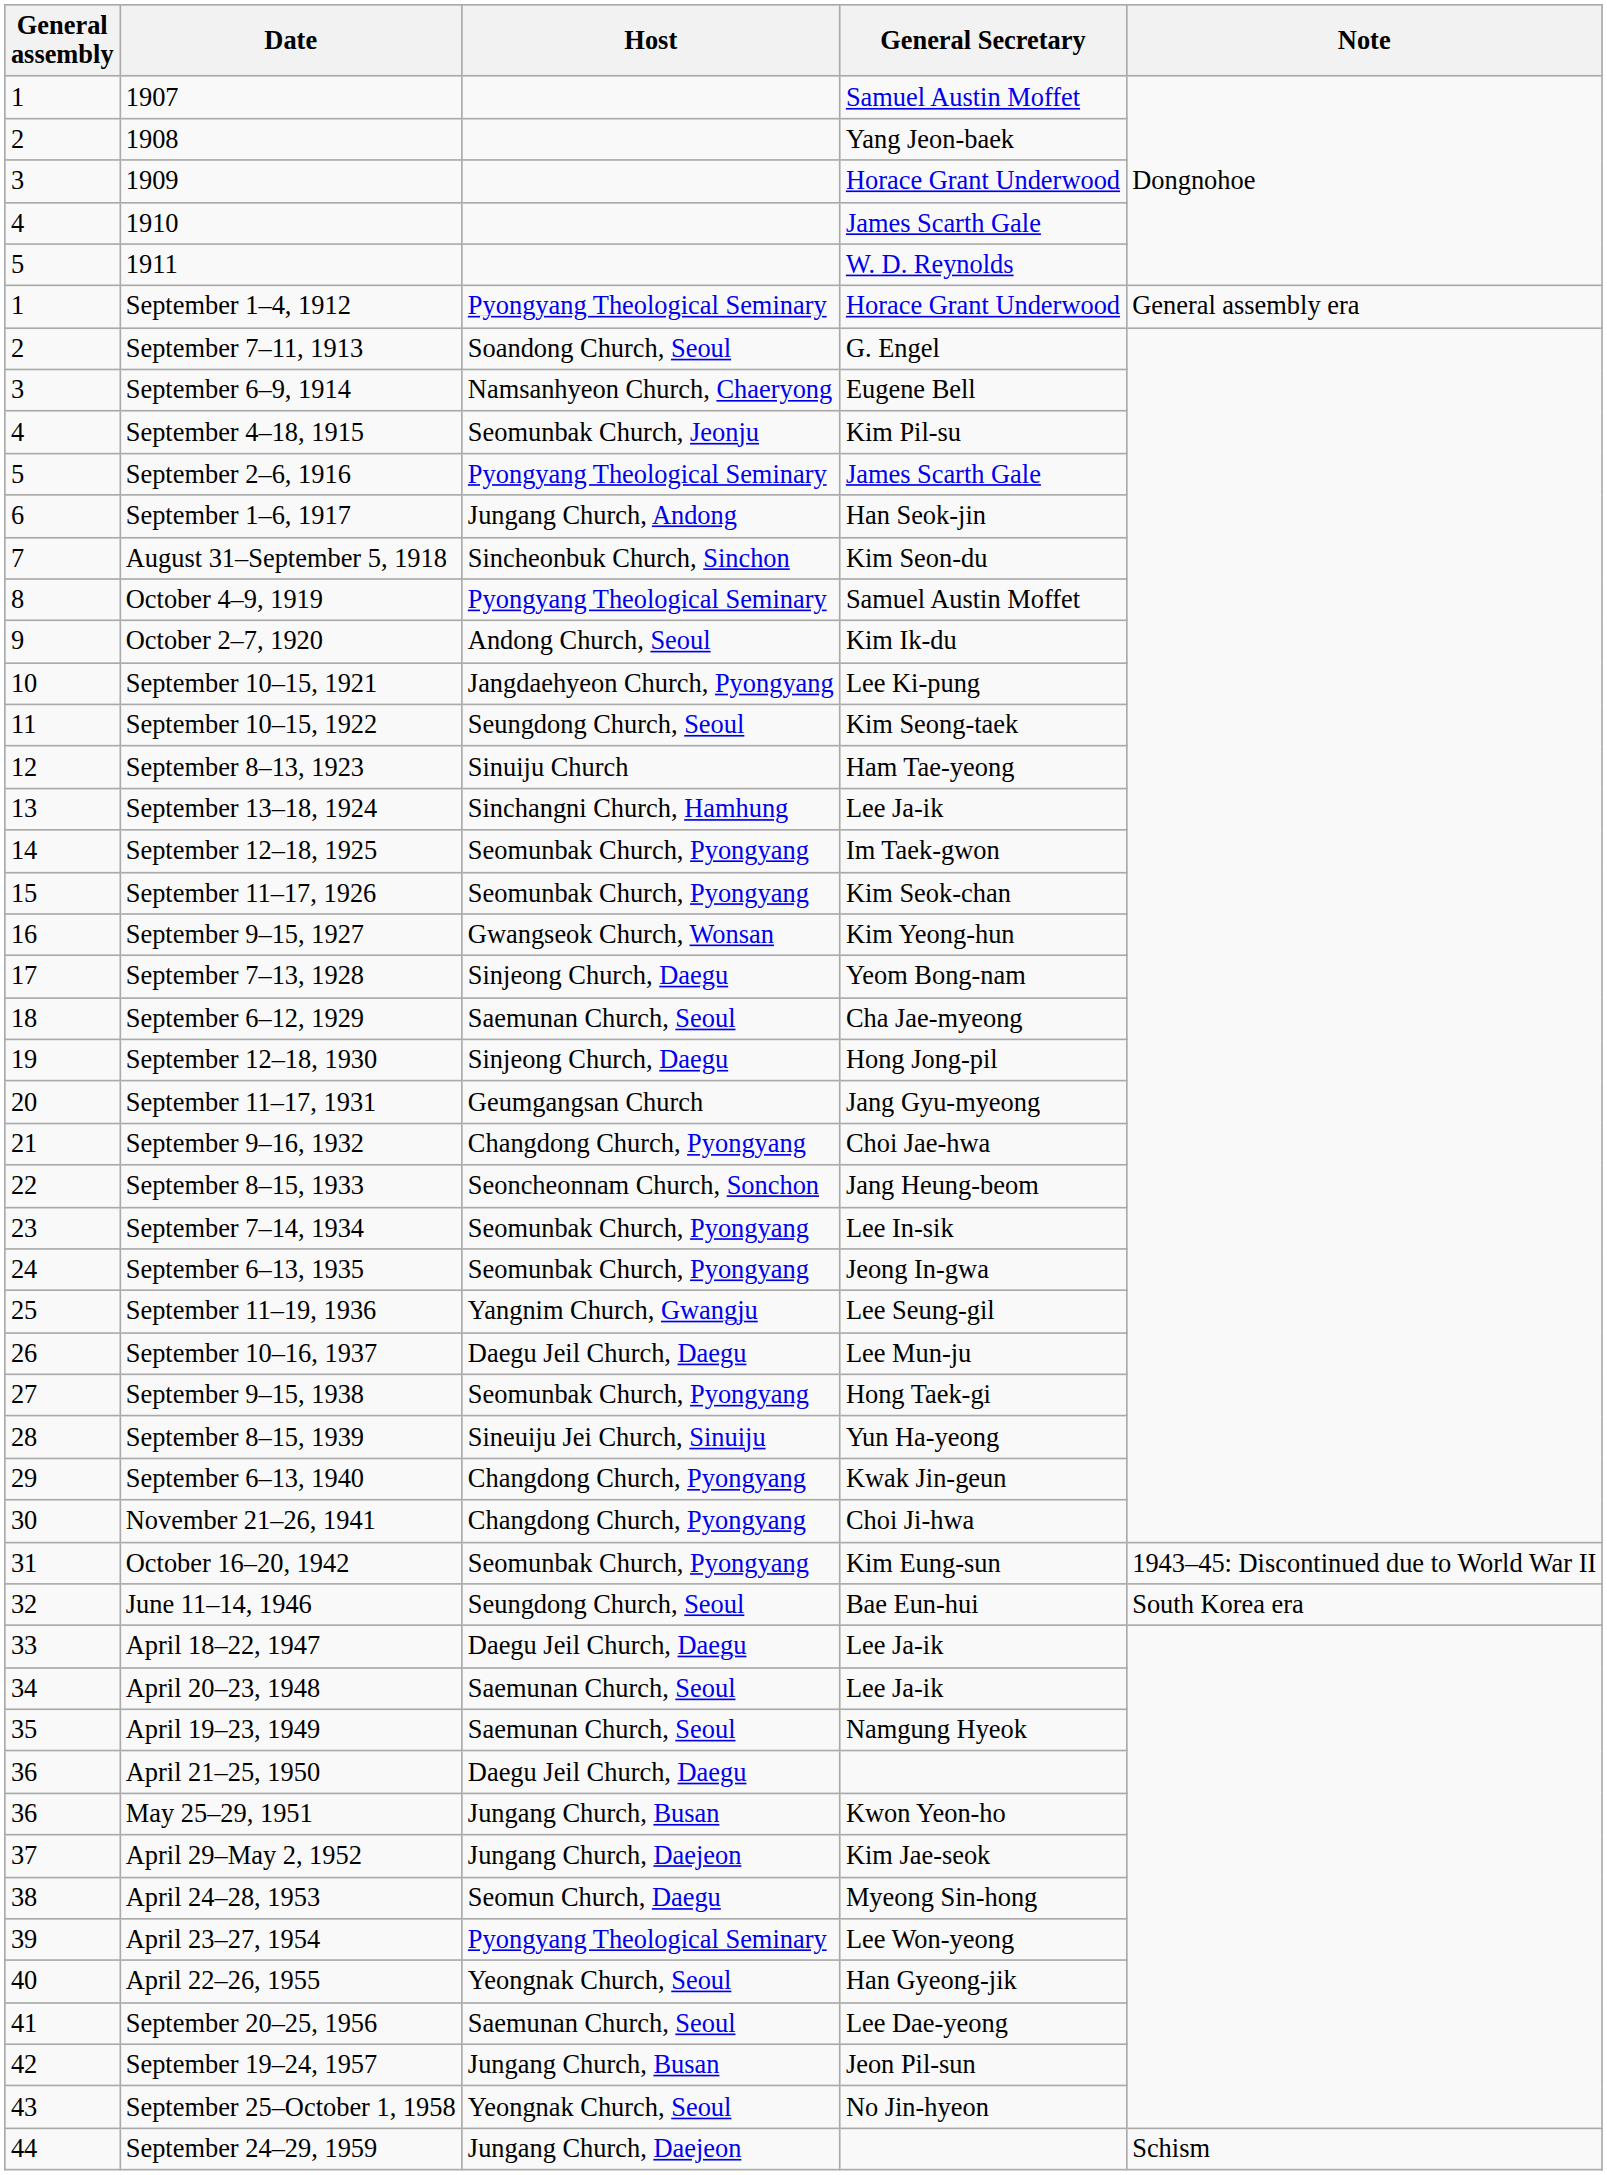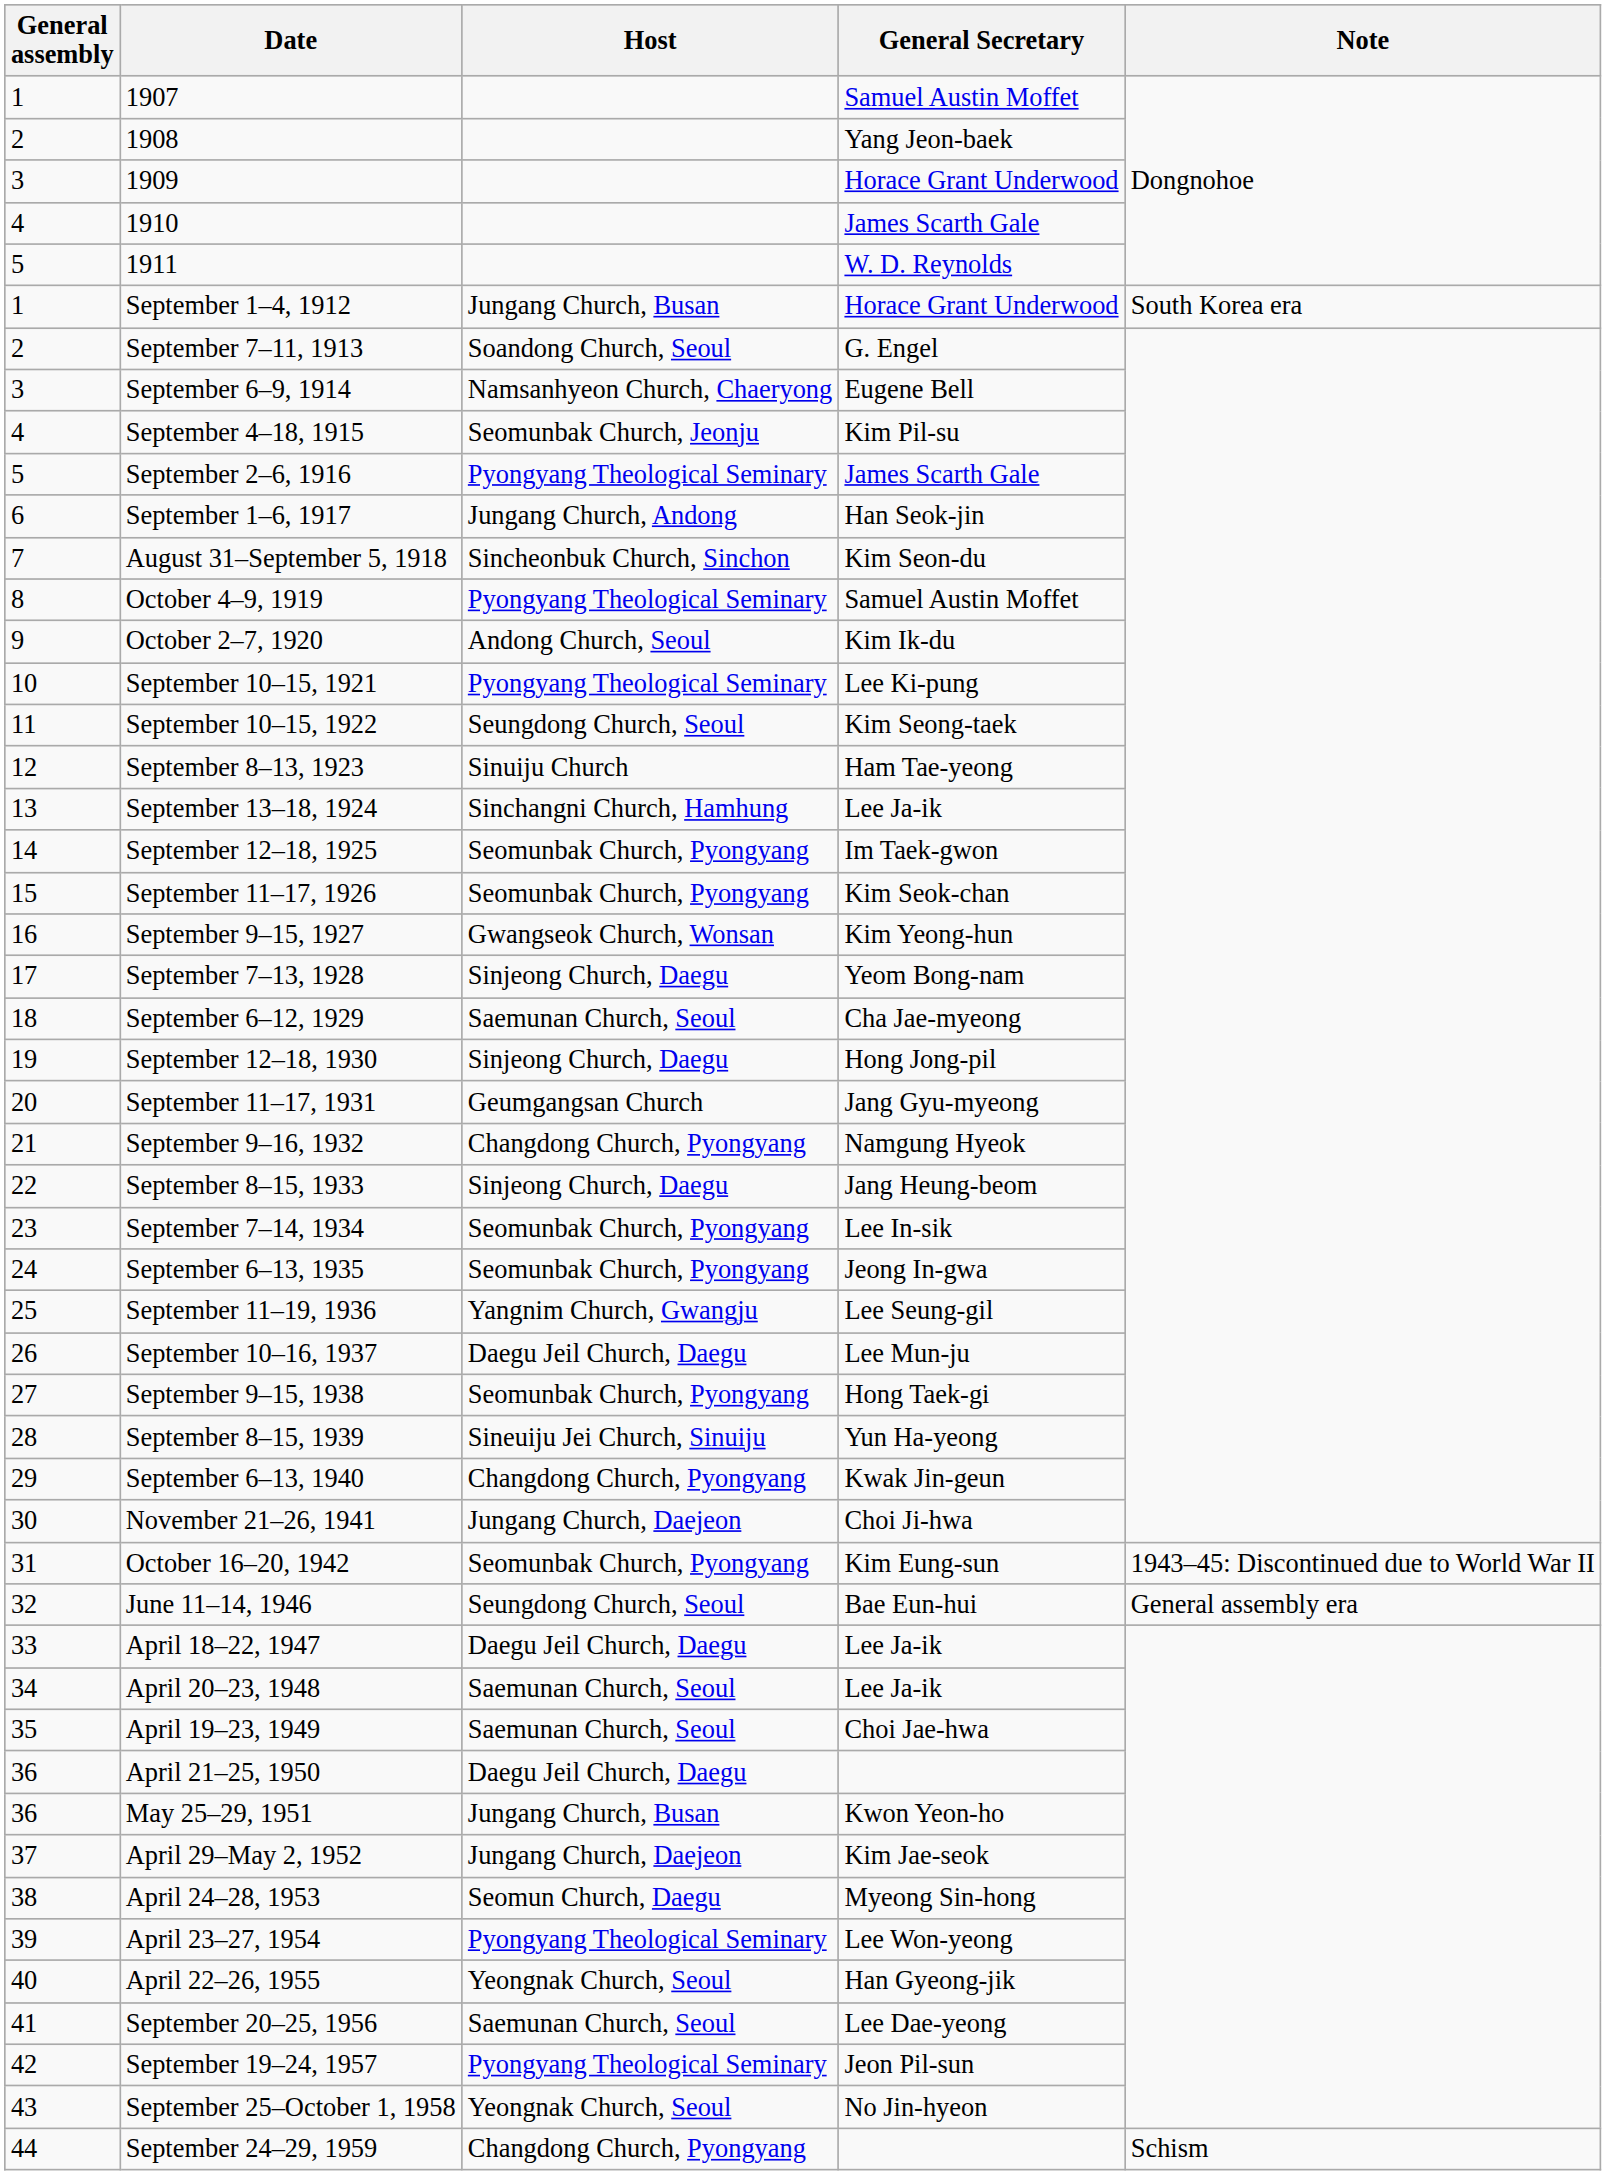(647, 306) Pyongyang Theological Seminary -> (594, 306) Jungang Church, Busan
(1246, 306) General assembly era -> (1217, 306) South Korea era
(651, 683) Jangdaehyeon Church, Pyongyang -> (647, 683) Pyongyang Theological Seminary
(918, 1143) Choi Jae-hwa -> (935, 1143) Namgung Hyeok
(643, 1185) Seoncheonnam Church, Sonchon -> (598, 1185) Sinjeong Church, Daegu
(637, 1520) Changdong Church, Pyongyang -> (605, 1520) Jungang Church, Daejeon
(1218, 1604) South Korea era -> (1244, 1604) General assembly era
(936, 1729) Namgung Hyeok -> (917, 1729) Choi Jae-hwa
(594, 2064) Jungang Church, Busan -> (647, 2064) Pyongyang Theological Seminary
(605, 2148) Jungang Church, Daejeon -> (637, 2148) Changdong Church, Pyongyang
